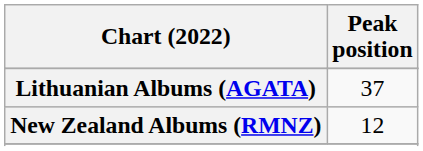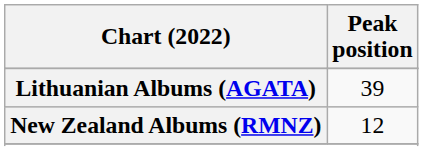(372, 87) 37 -> (372, 87) 39
